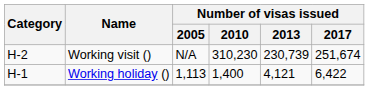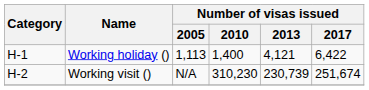rows swapped: (119, 74) <-> (110, 54)
